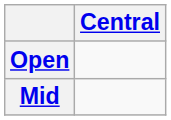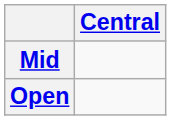rows swapped: (40, 96) <-> (40, 59)
